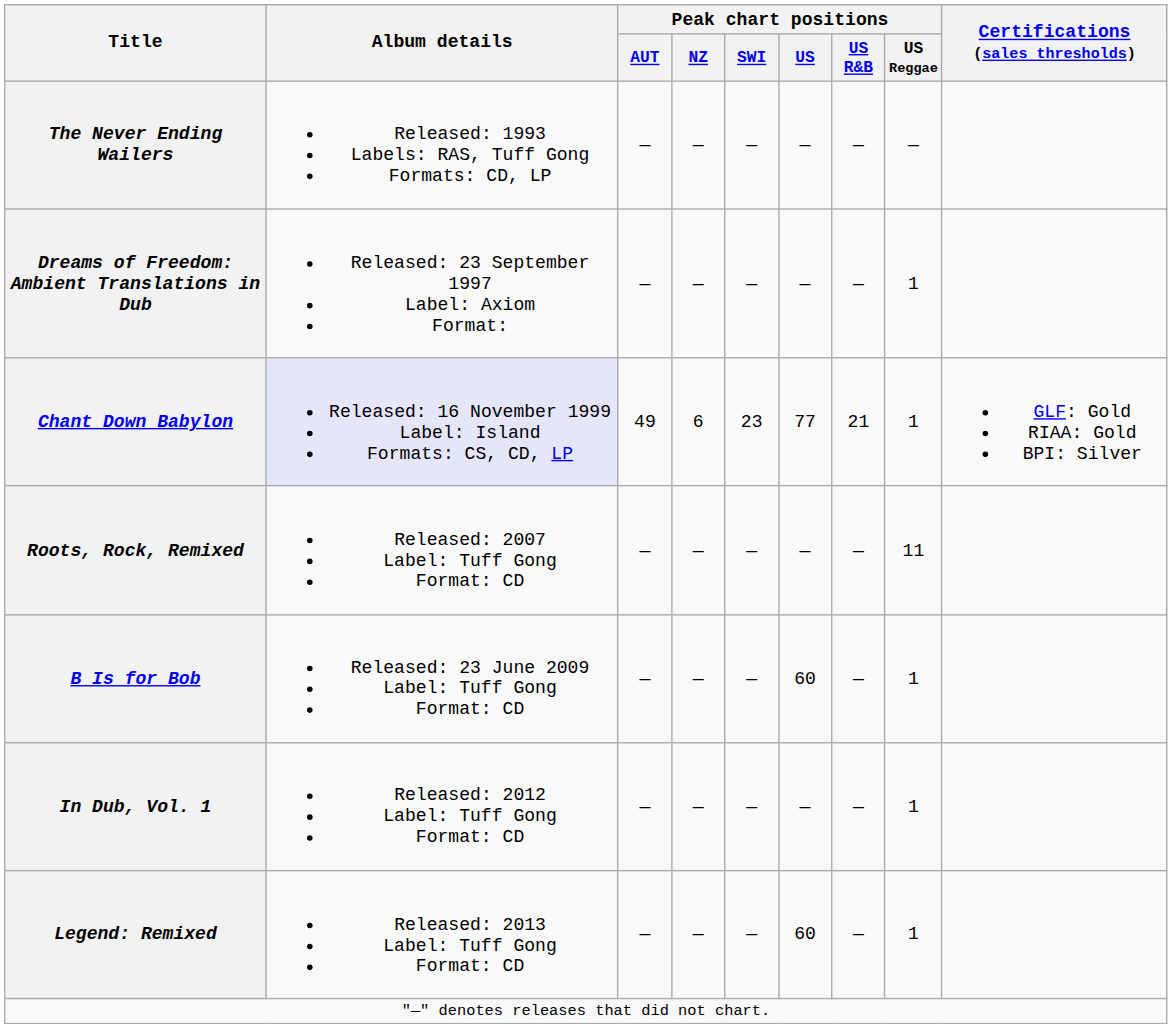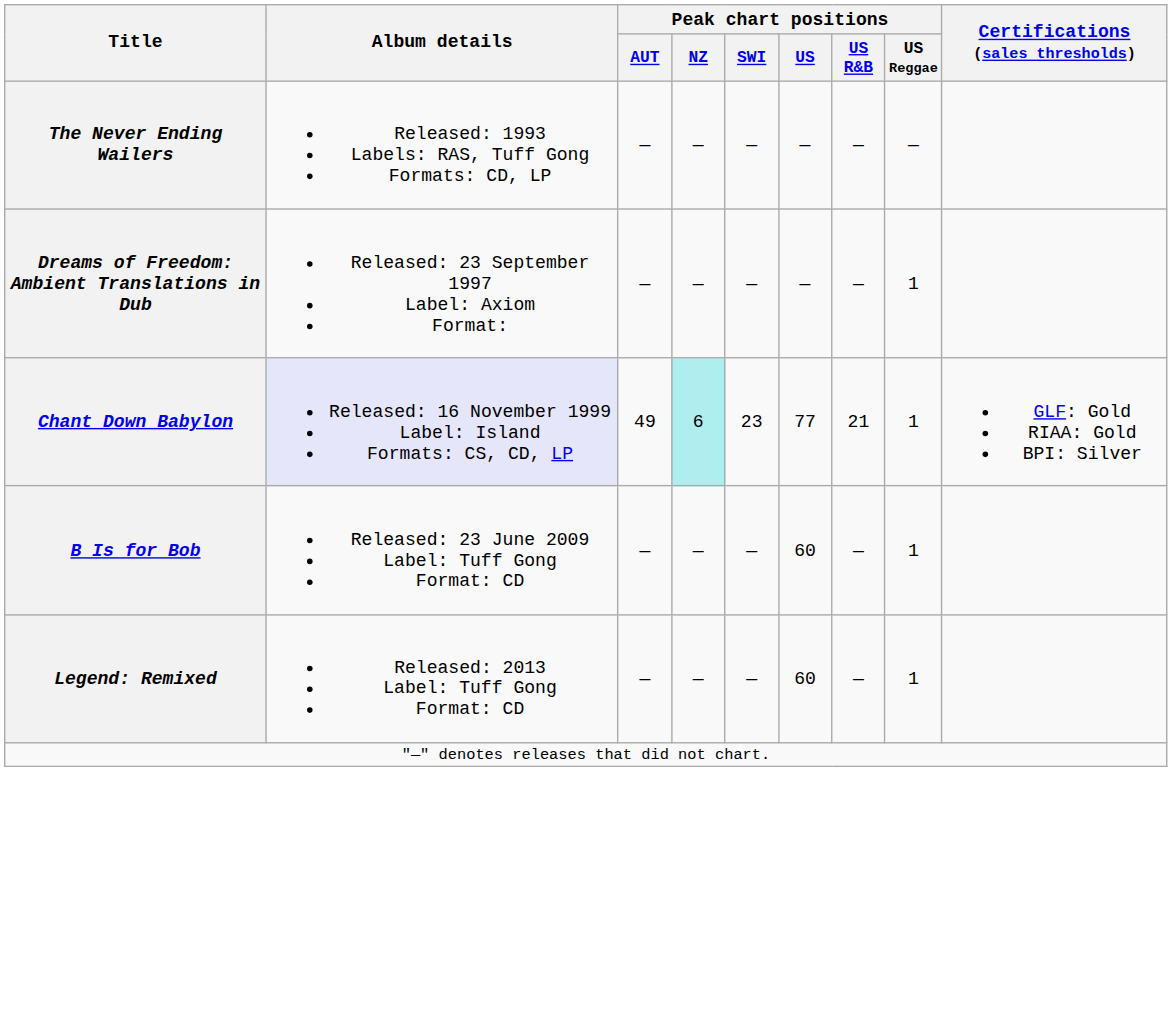(698, 422) no background -> (698, 422) paleturquoise background
- row: (135, 550)
- row: (135, 807)
